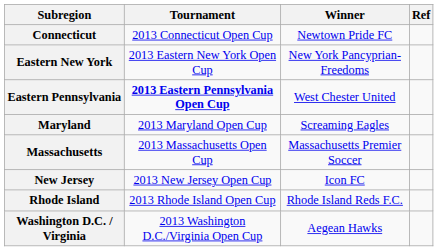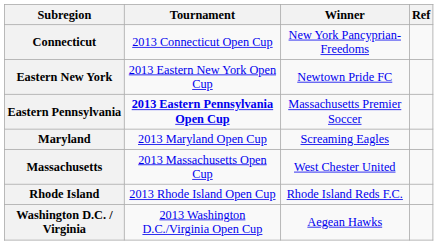(345, 35) Newtown Pride FC -> (345, 42) New York Pancyprian-Freedoms
(345, 62) New York Pancyprian-Freedoms -> (345, 77) Newtown Pride FC
(345, 97) West Chester United -> (345, 112) Massachusetts Premier Soccer
(345, 152) Massachusetts Premier Soccer -> (345, 167) West Chester United
- row: (64, 180)
